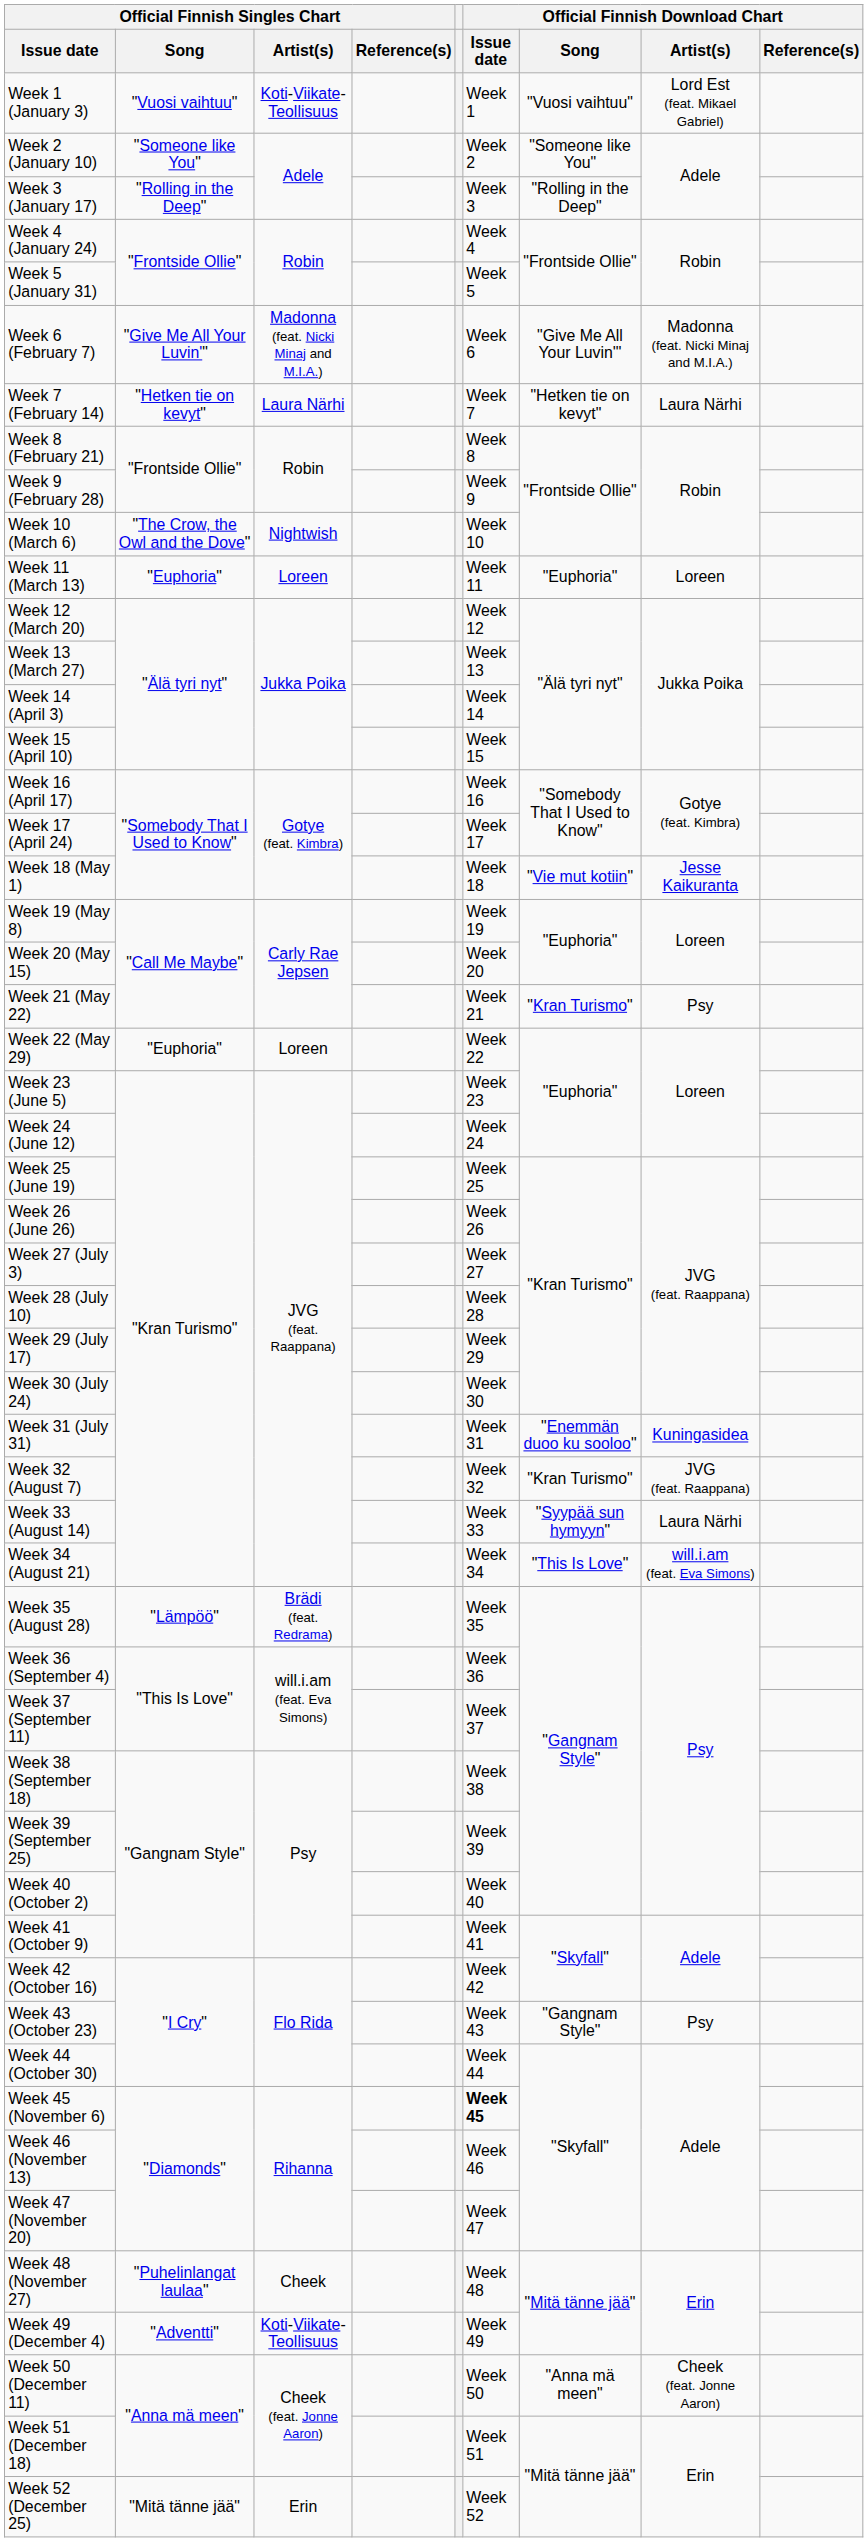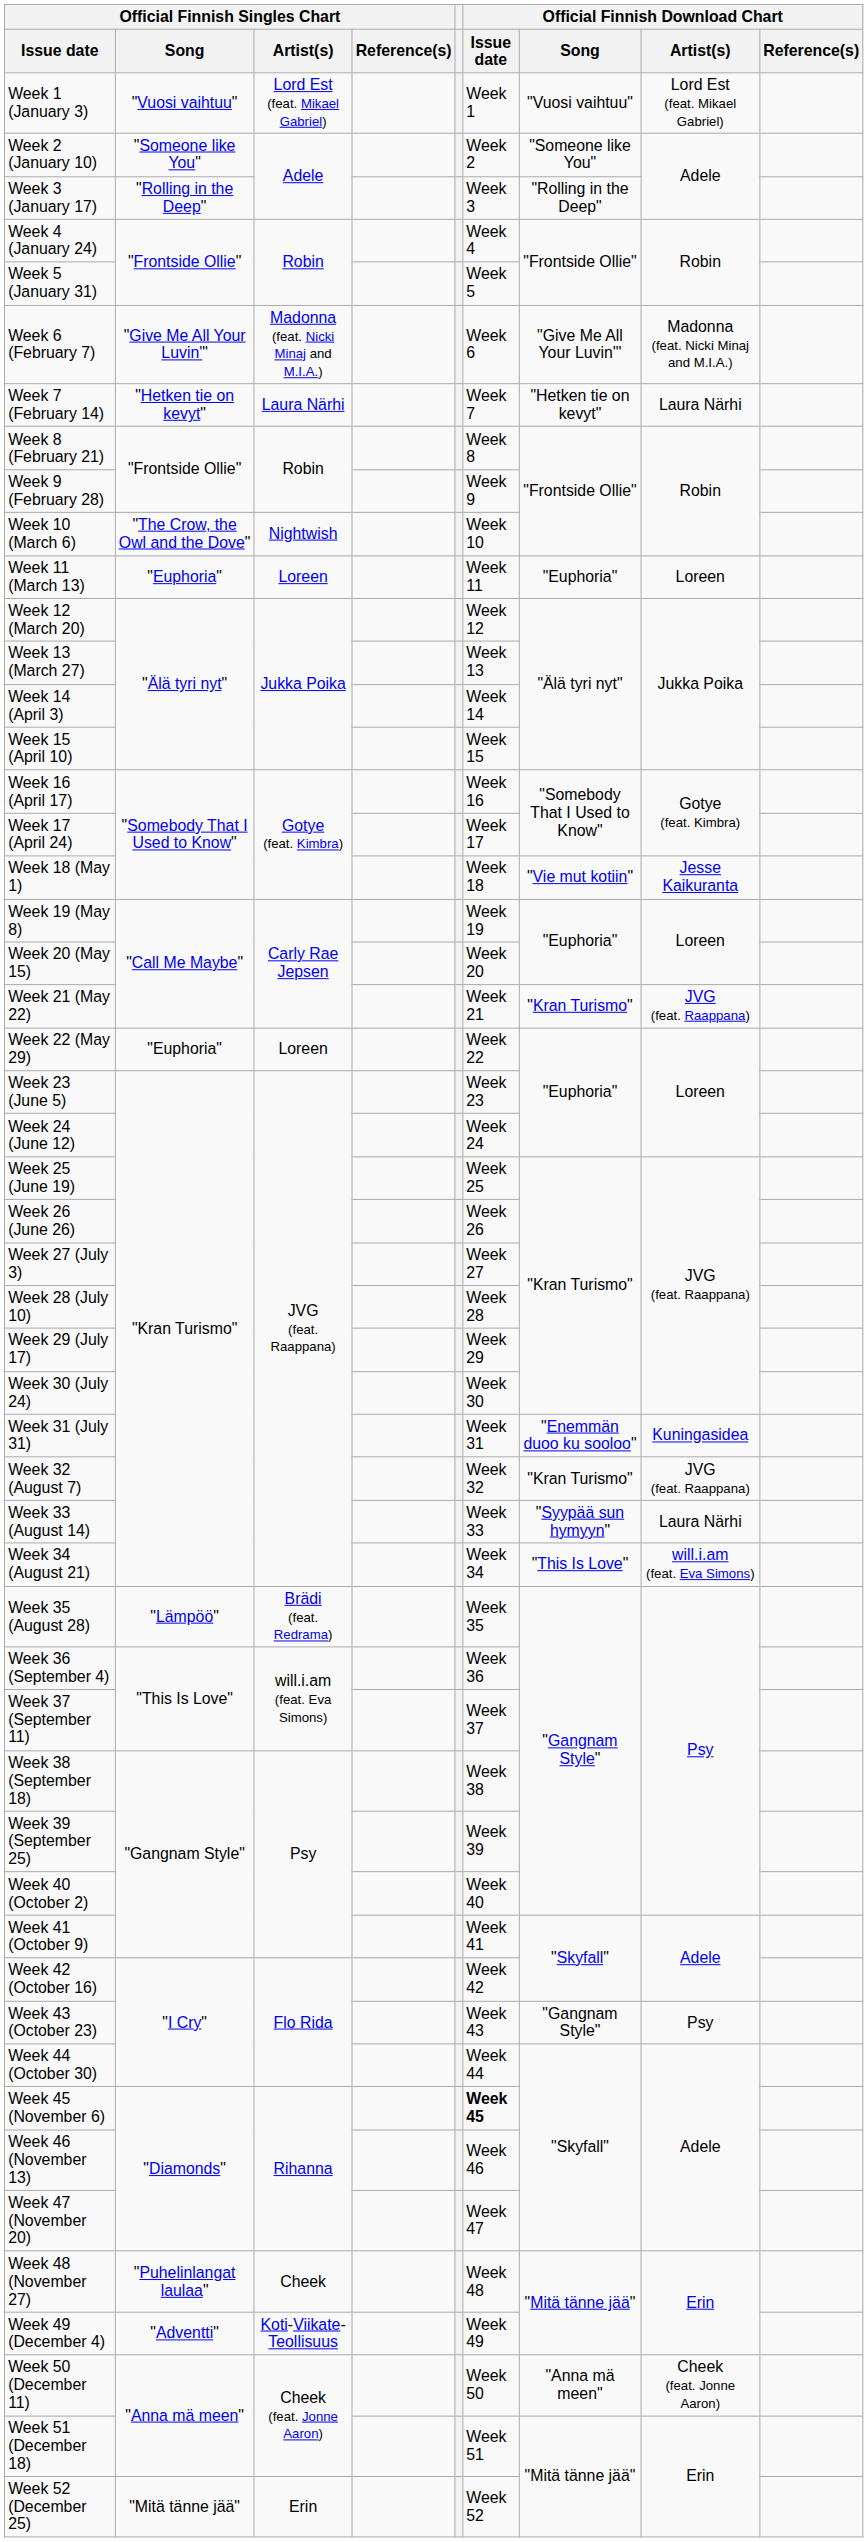(303, 102) Koti-Viikate-Teollisuus -> (303, 102) Lord Est (feat. Mikael Gabriel)
(700, 1006) Psy -> (700, 1006) JVG (feat. Raappana)
